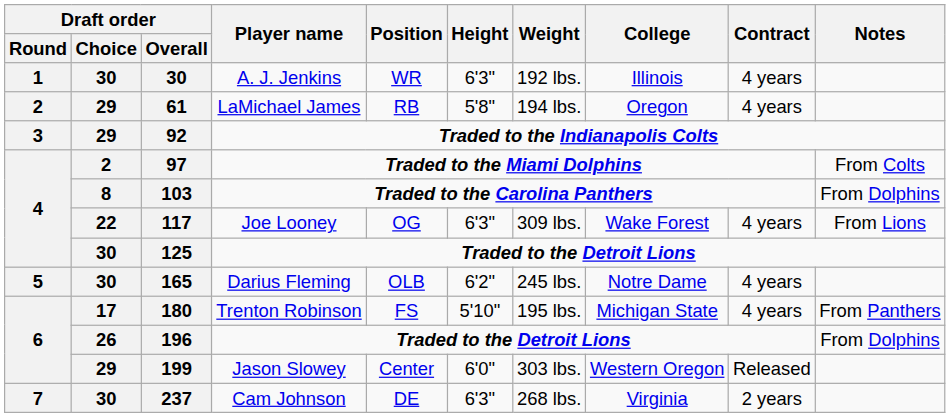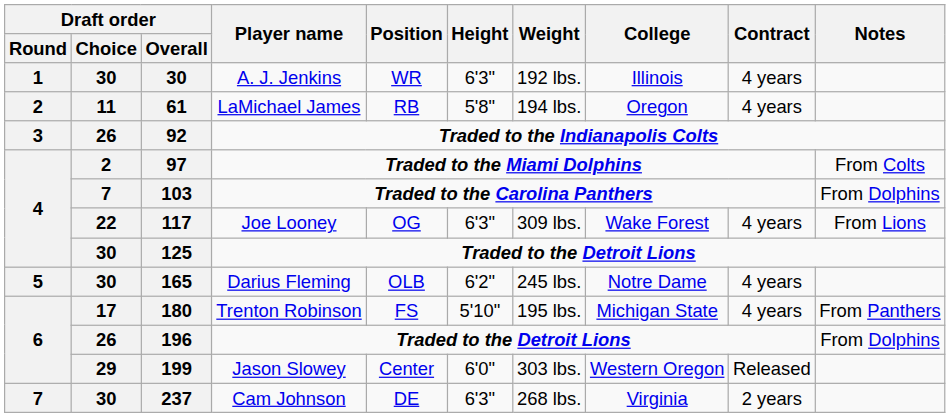(106, 107) 29 -> (106, 107) 11
(106, 136) 29 -> (106, 136) 26
(106, 194) 8 -> (106, 194) 7
